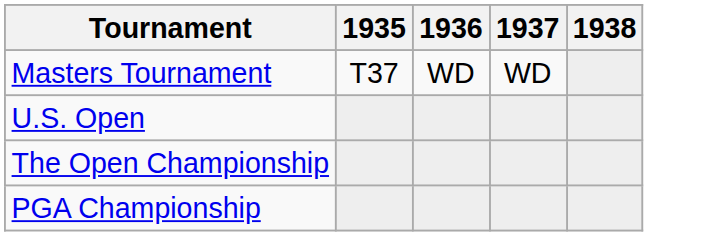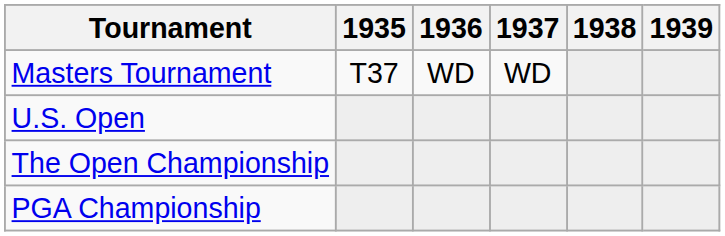+ column: (681, 28)
